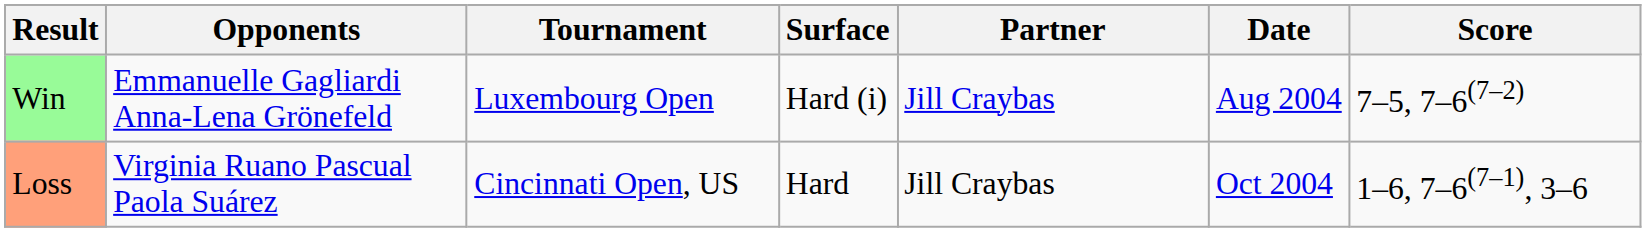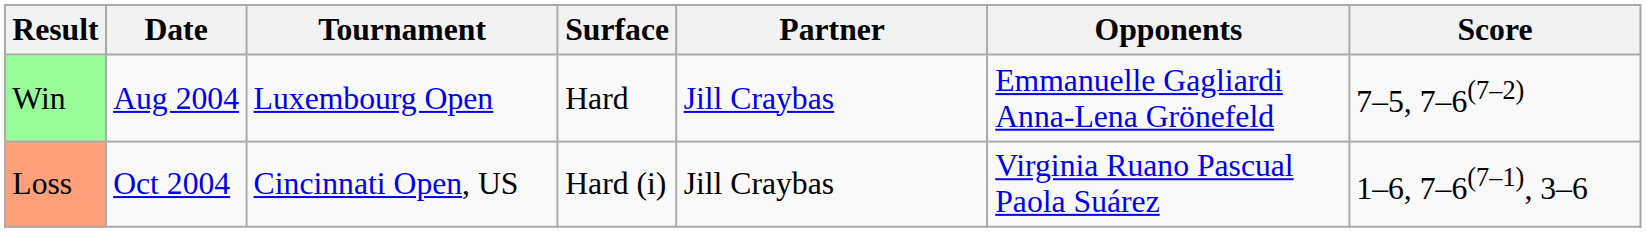columns swapped: (1279, 29) <-> (286, 29)
(836, 97) Hard (i) -> (597, 97) Hard
(818, 183) Hard -> (616, 183) Hard (i)
